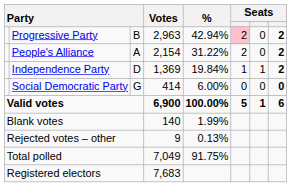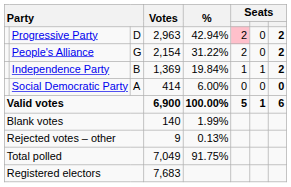(137, 35) B -> (137, 35) D
(137, 52) A -> (137, 52) G
(137, 69) D -> (137, 69) B
(137, 87) G -> (137, 87) A
